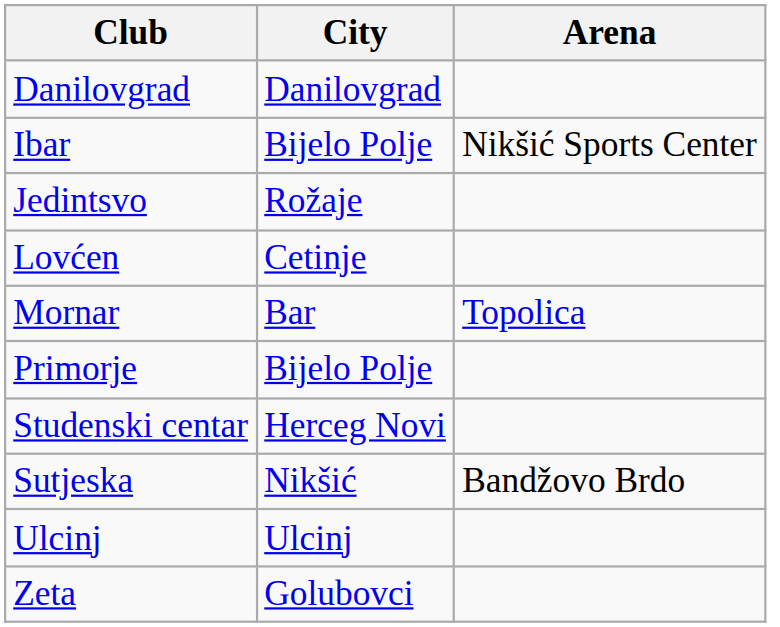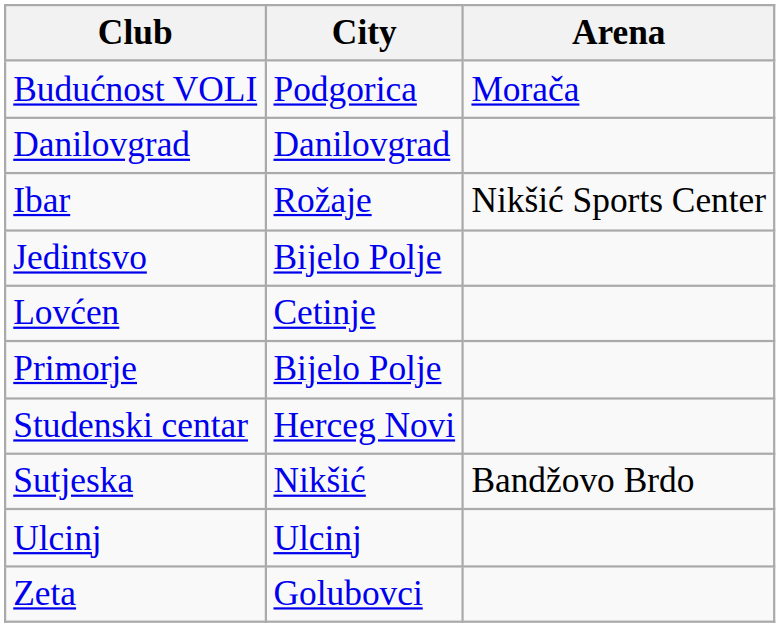+ row: (135, 88)
(348, 144) Bijelo Polje -> (323, 200) Rožaje
(313, 200) Rožaje -> (357, 256) Bijelo Polje
- row: (66, 312)
